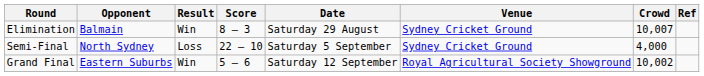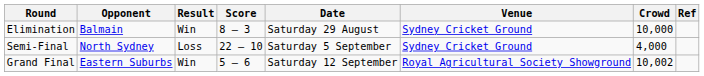(655, 30) 10,007 -> (655, 30) 10,000
